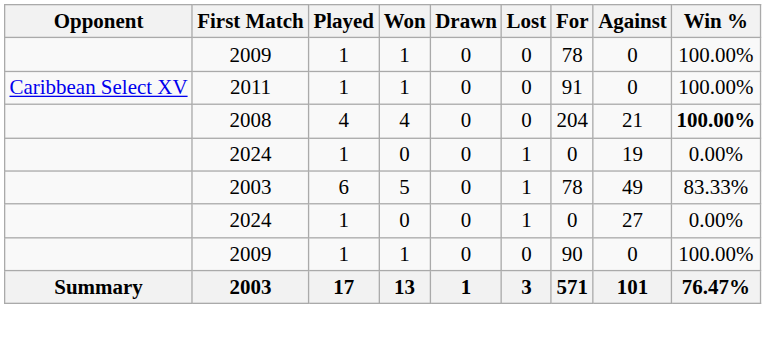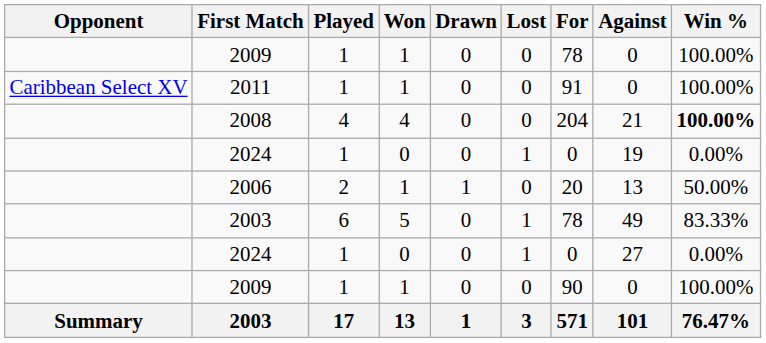+ row: (251, 187)
